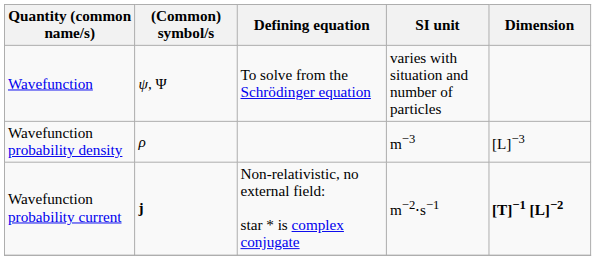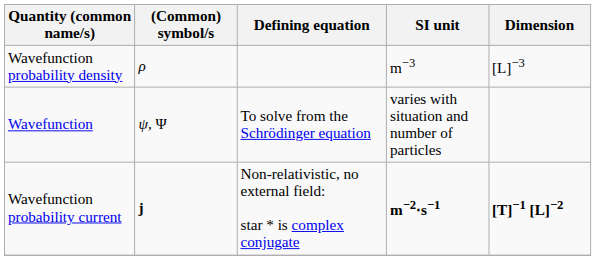rows swapped: (50, 83) <-> (65, 141)
(415, 208) normal -> (415, 208) bold
